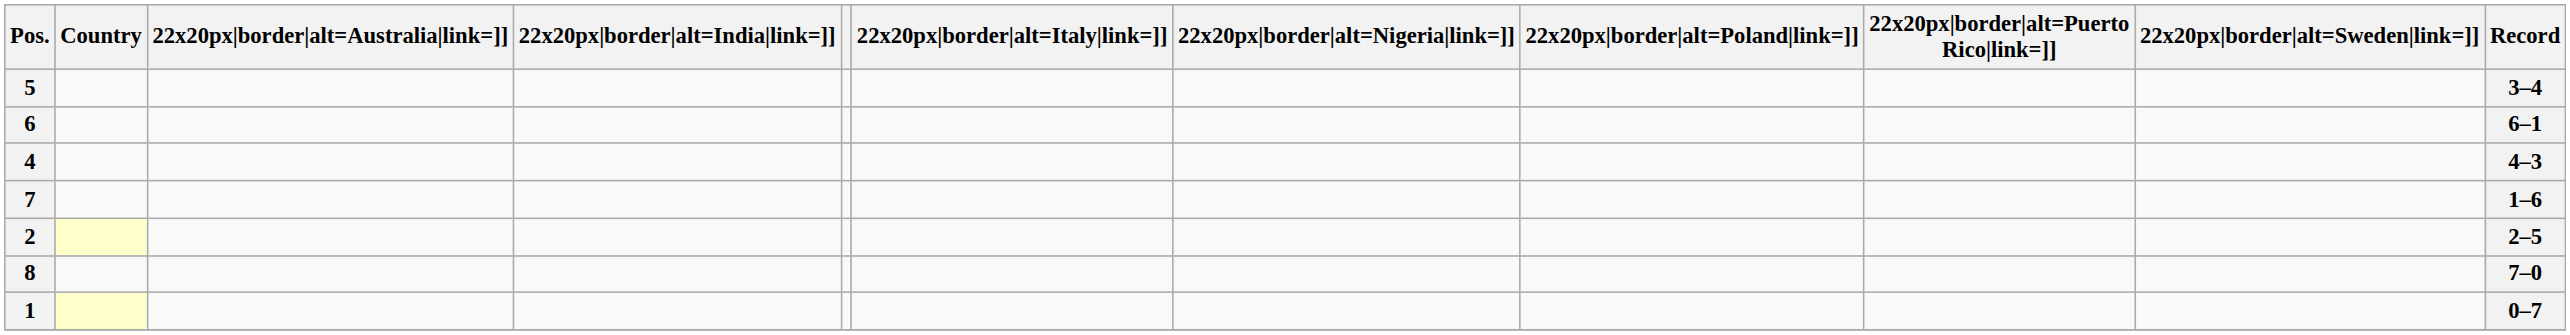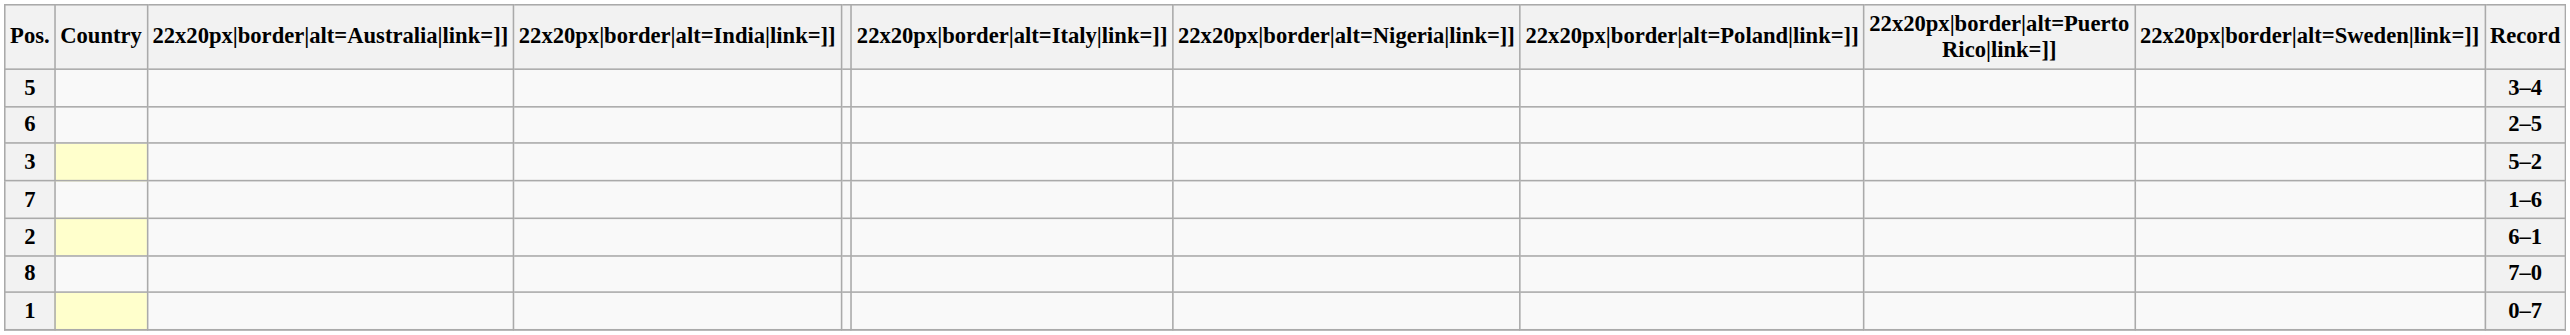(2525, 124) 6–1 -> (2525, 124) 2–5
- row: (30, 162)
+ row: (30, 162)
(2525, 236) 2–5 -> (2525, 236) 6–1
